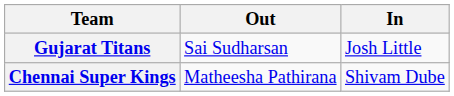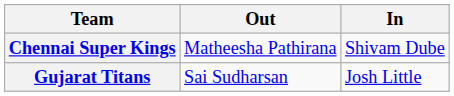rows swapped: (92, 76) <-> (92, 47)
